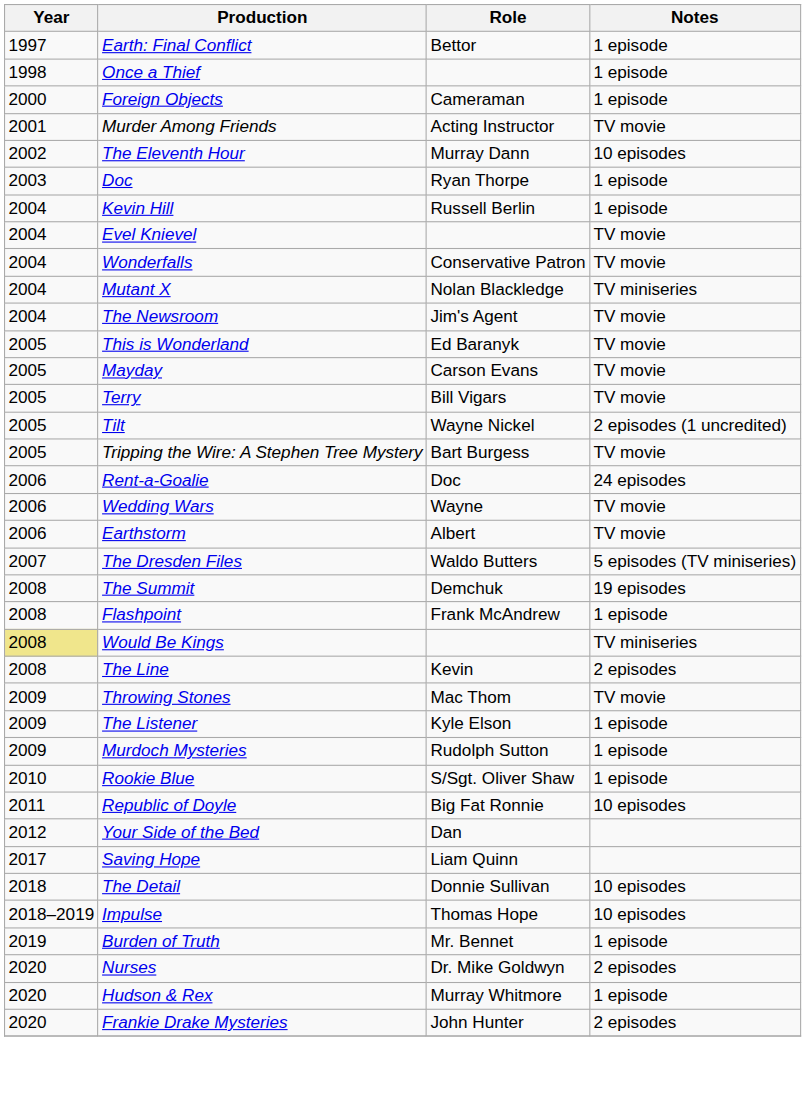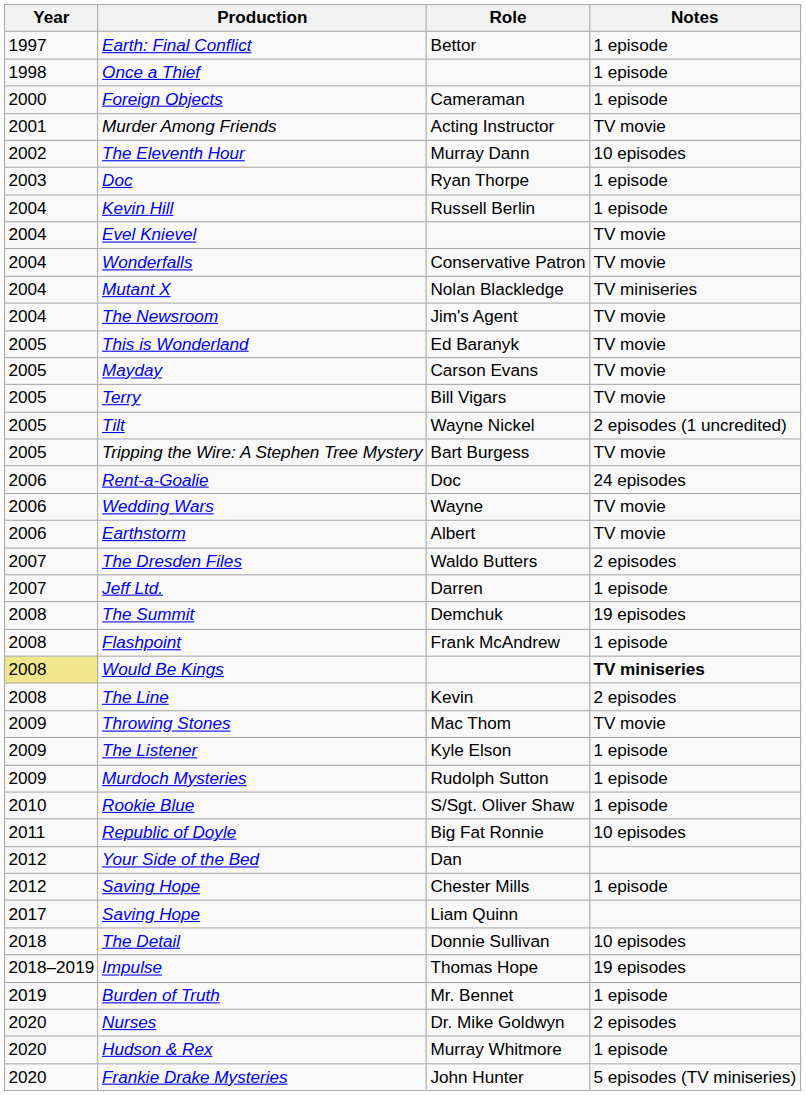(695, 561) 5 episodes (TV miniseries) -> (635, 561) 2 episodes
+ row: (133, 588)
(645, 642) normal -> (649, 669) bold
+ row: (151, 886)
(640, 914) 10 episodes -> (640, 968) 19 episodes
(635, 1022) 2 episodes -> (695, 1076) 5 episodes (TV miniseries)
